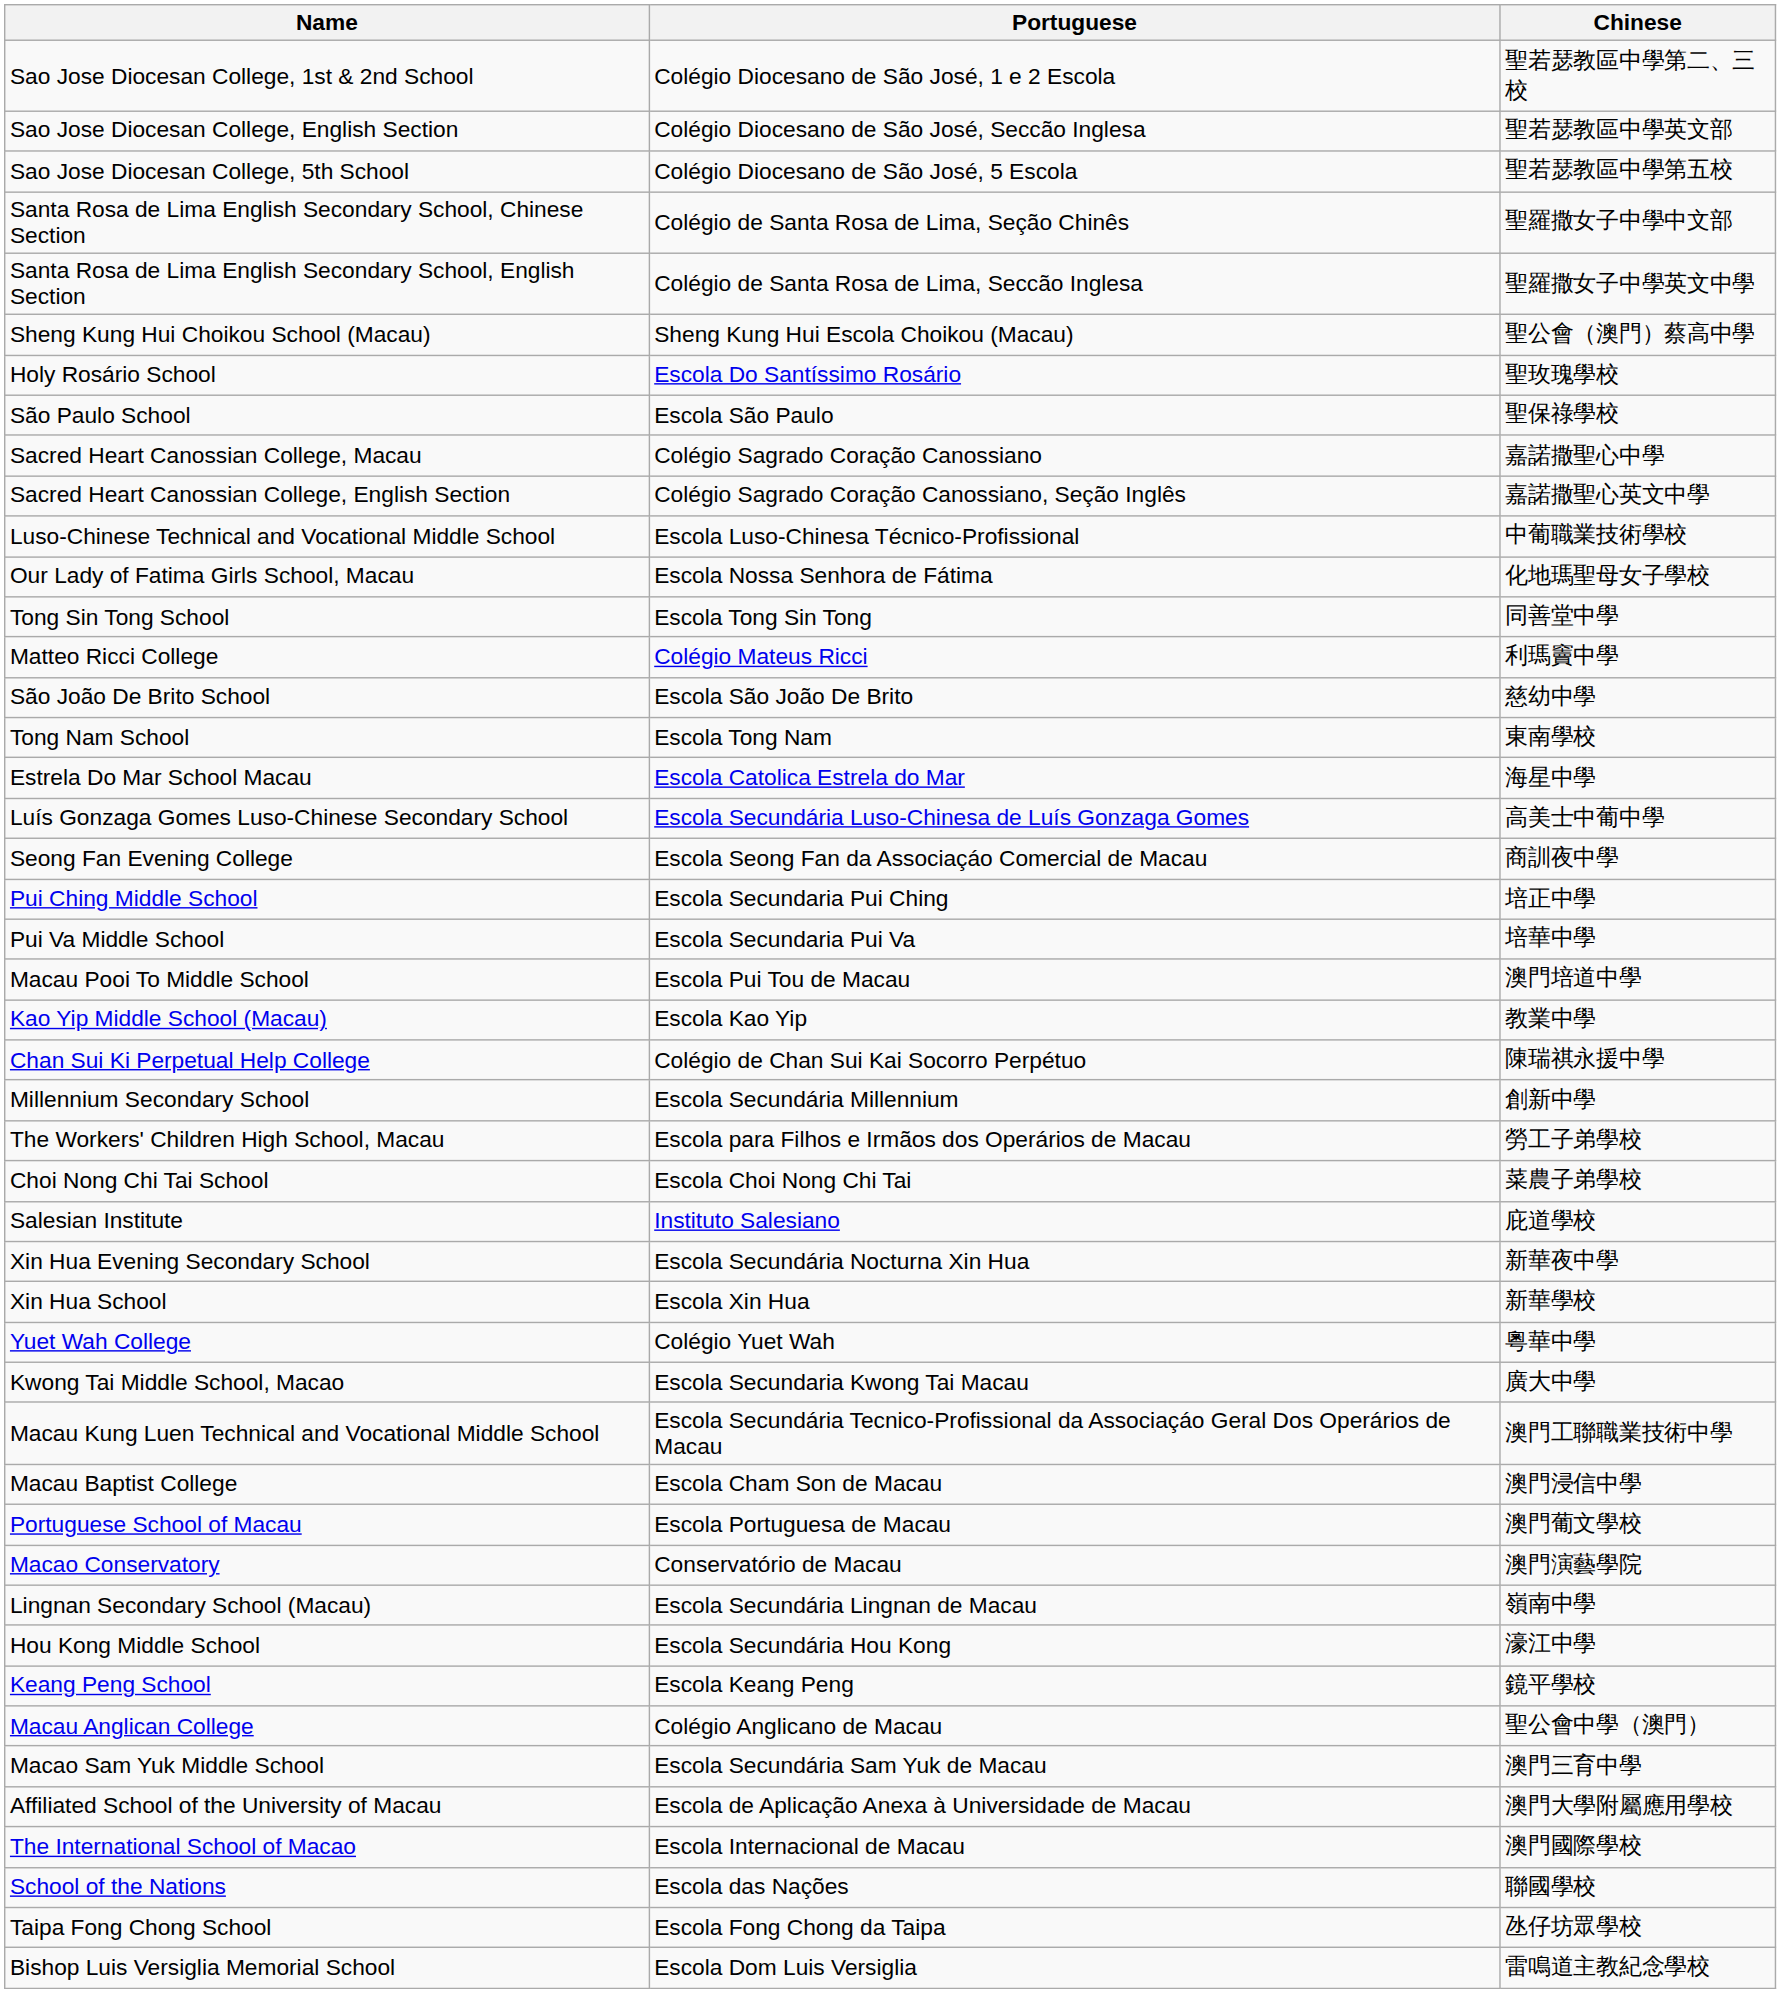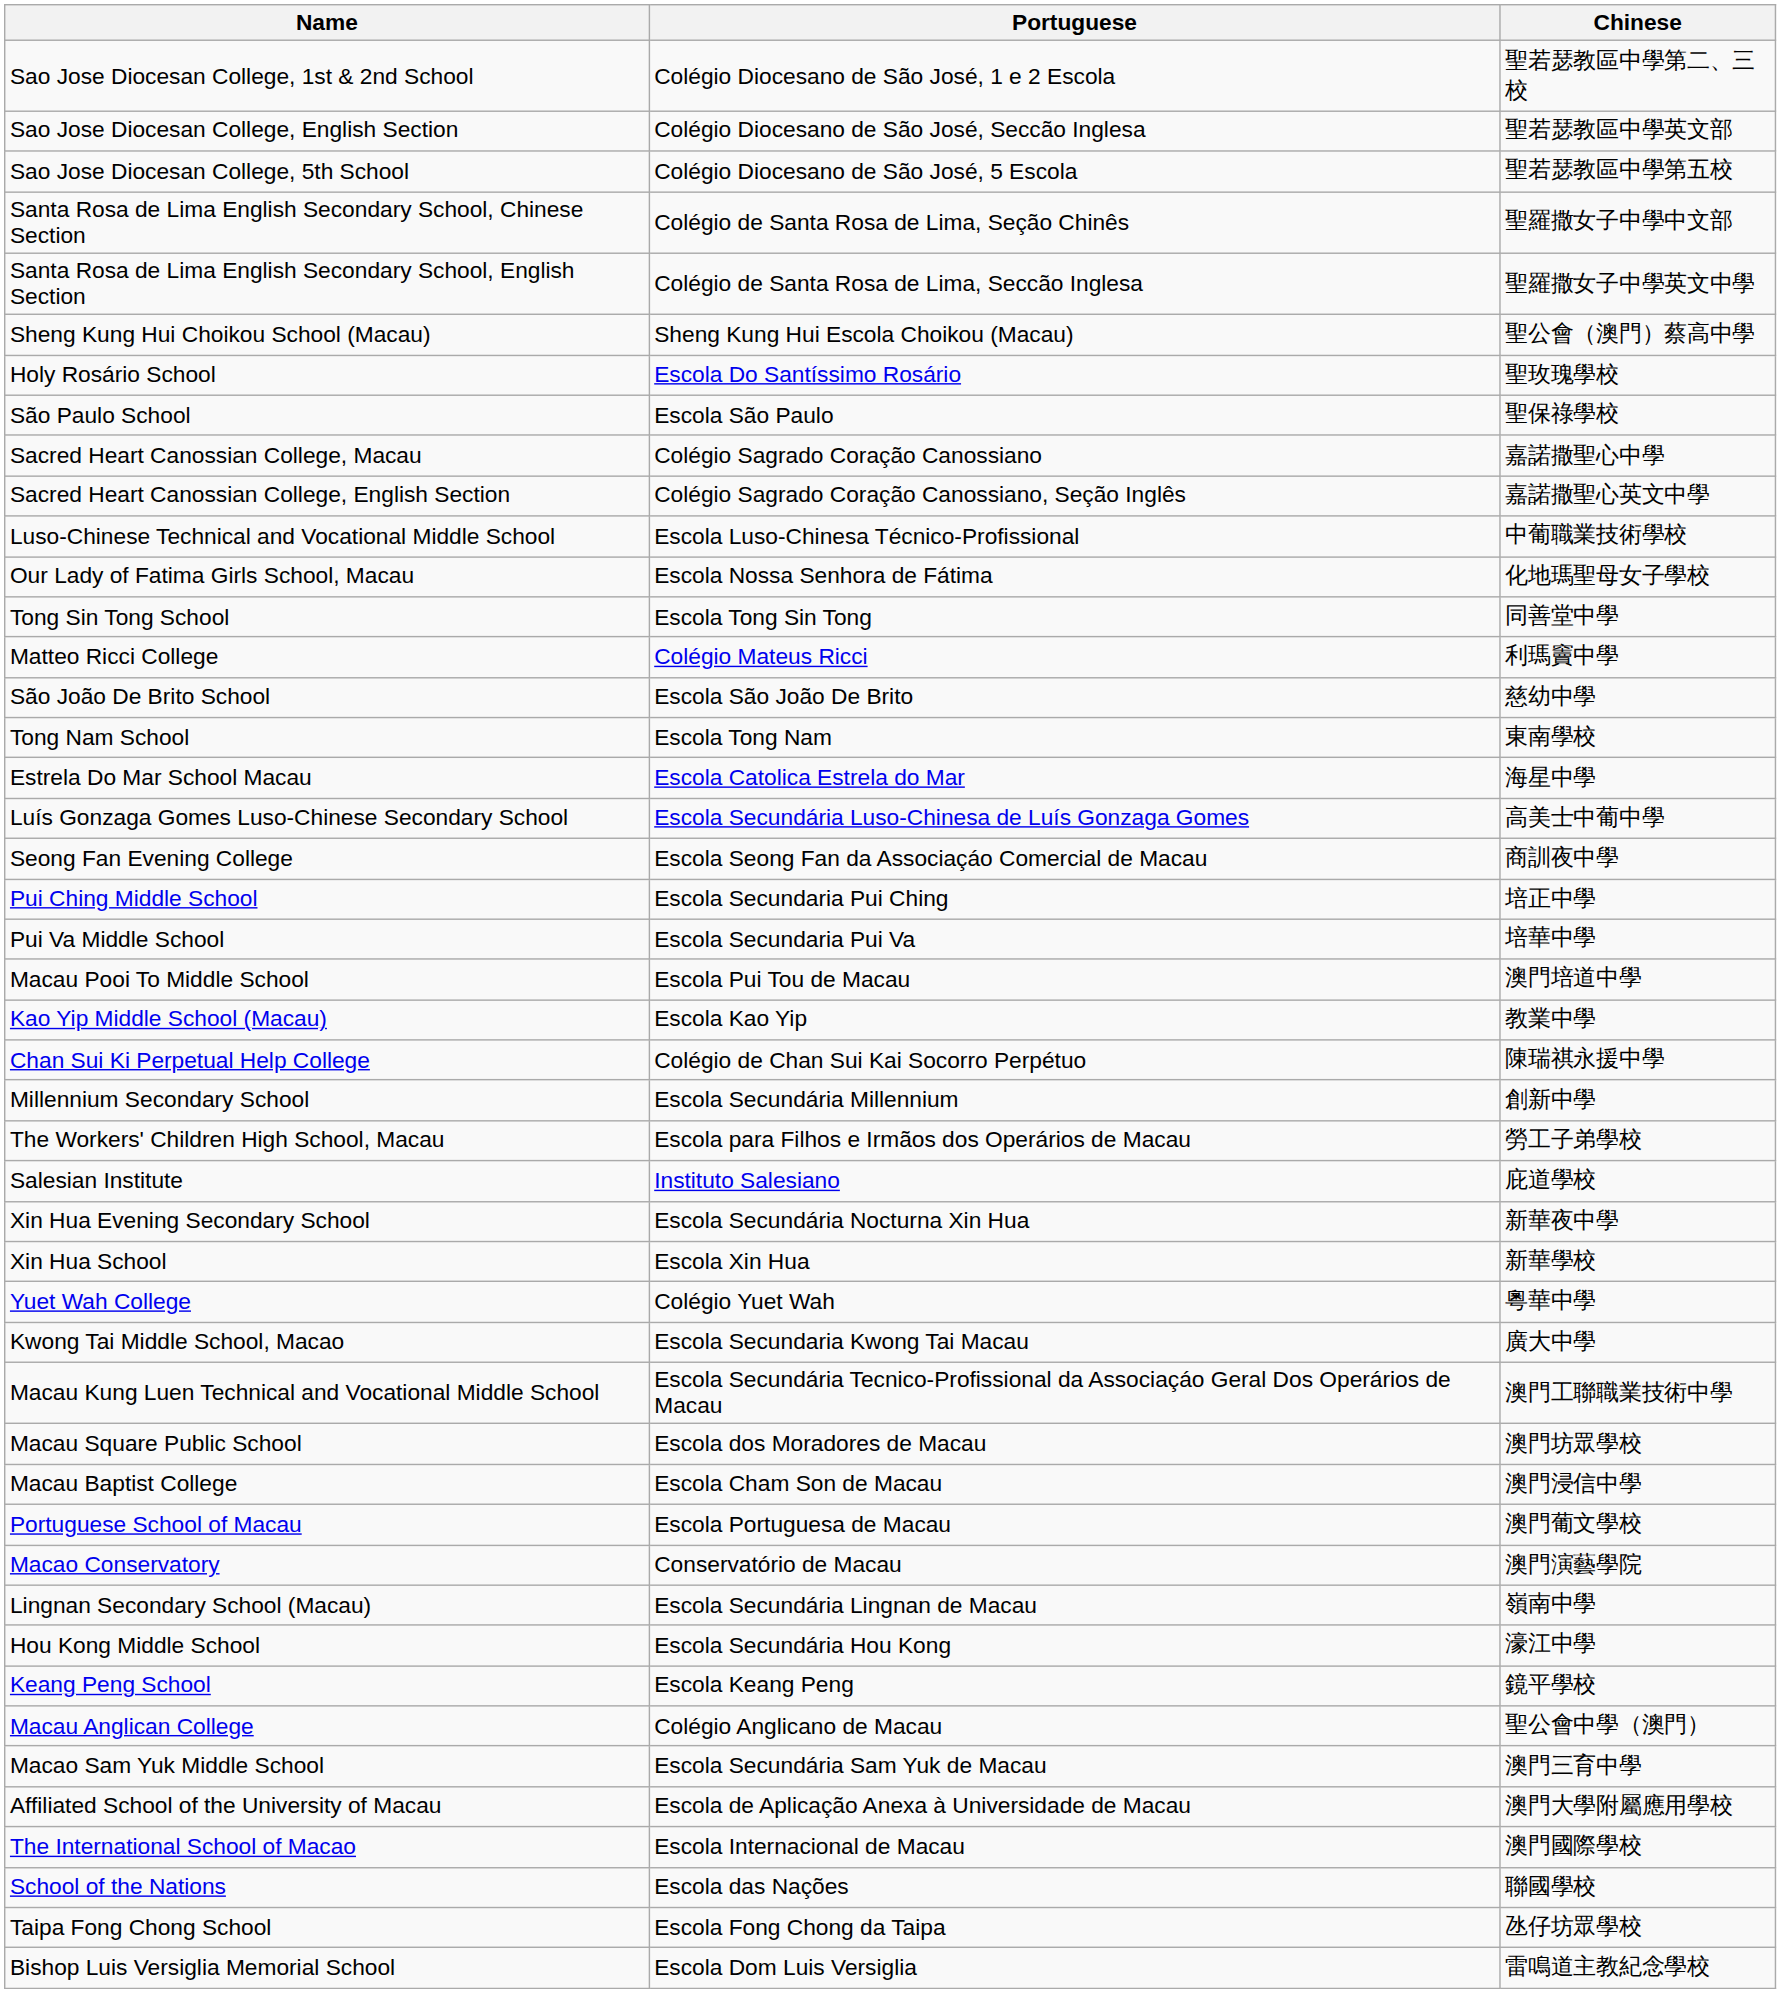- row: (139, 1180)
+ row: (156, 1443)
